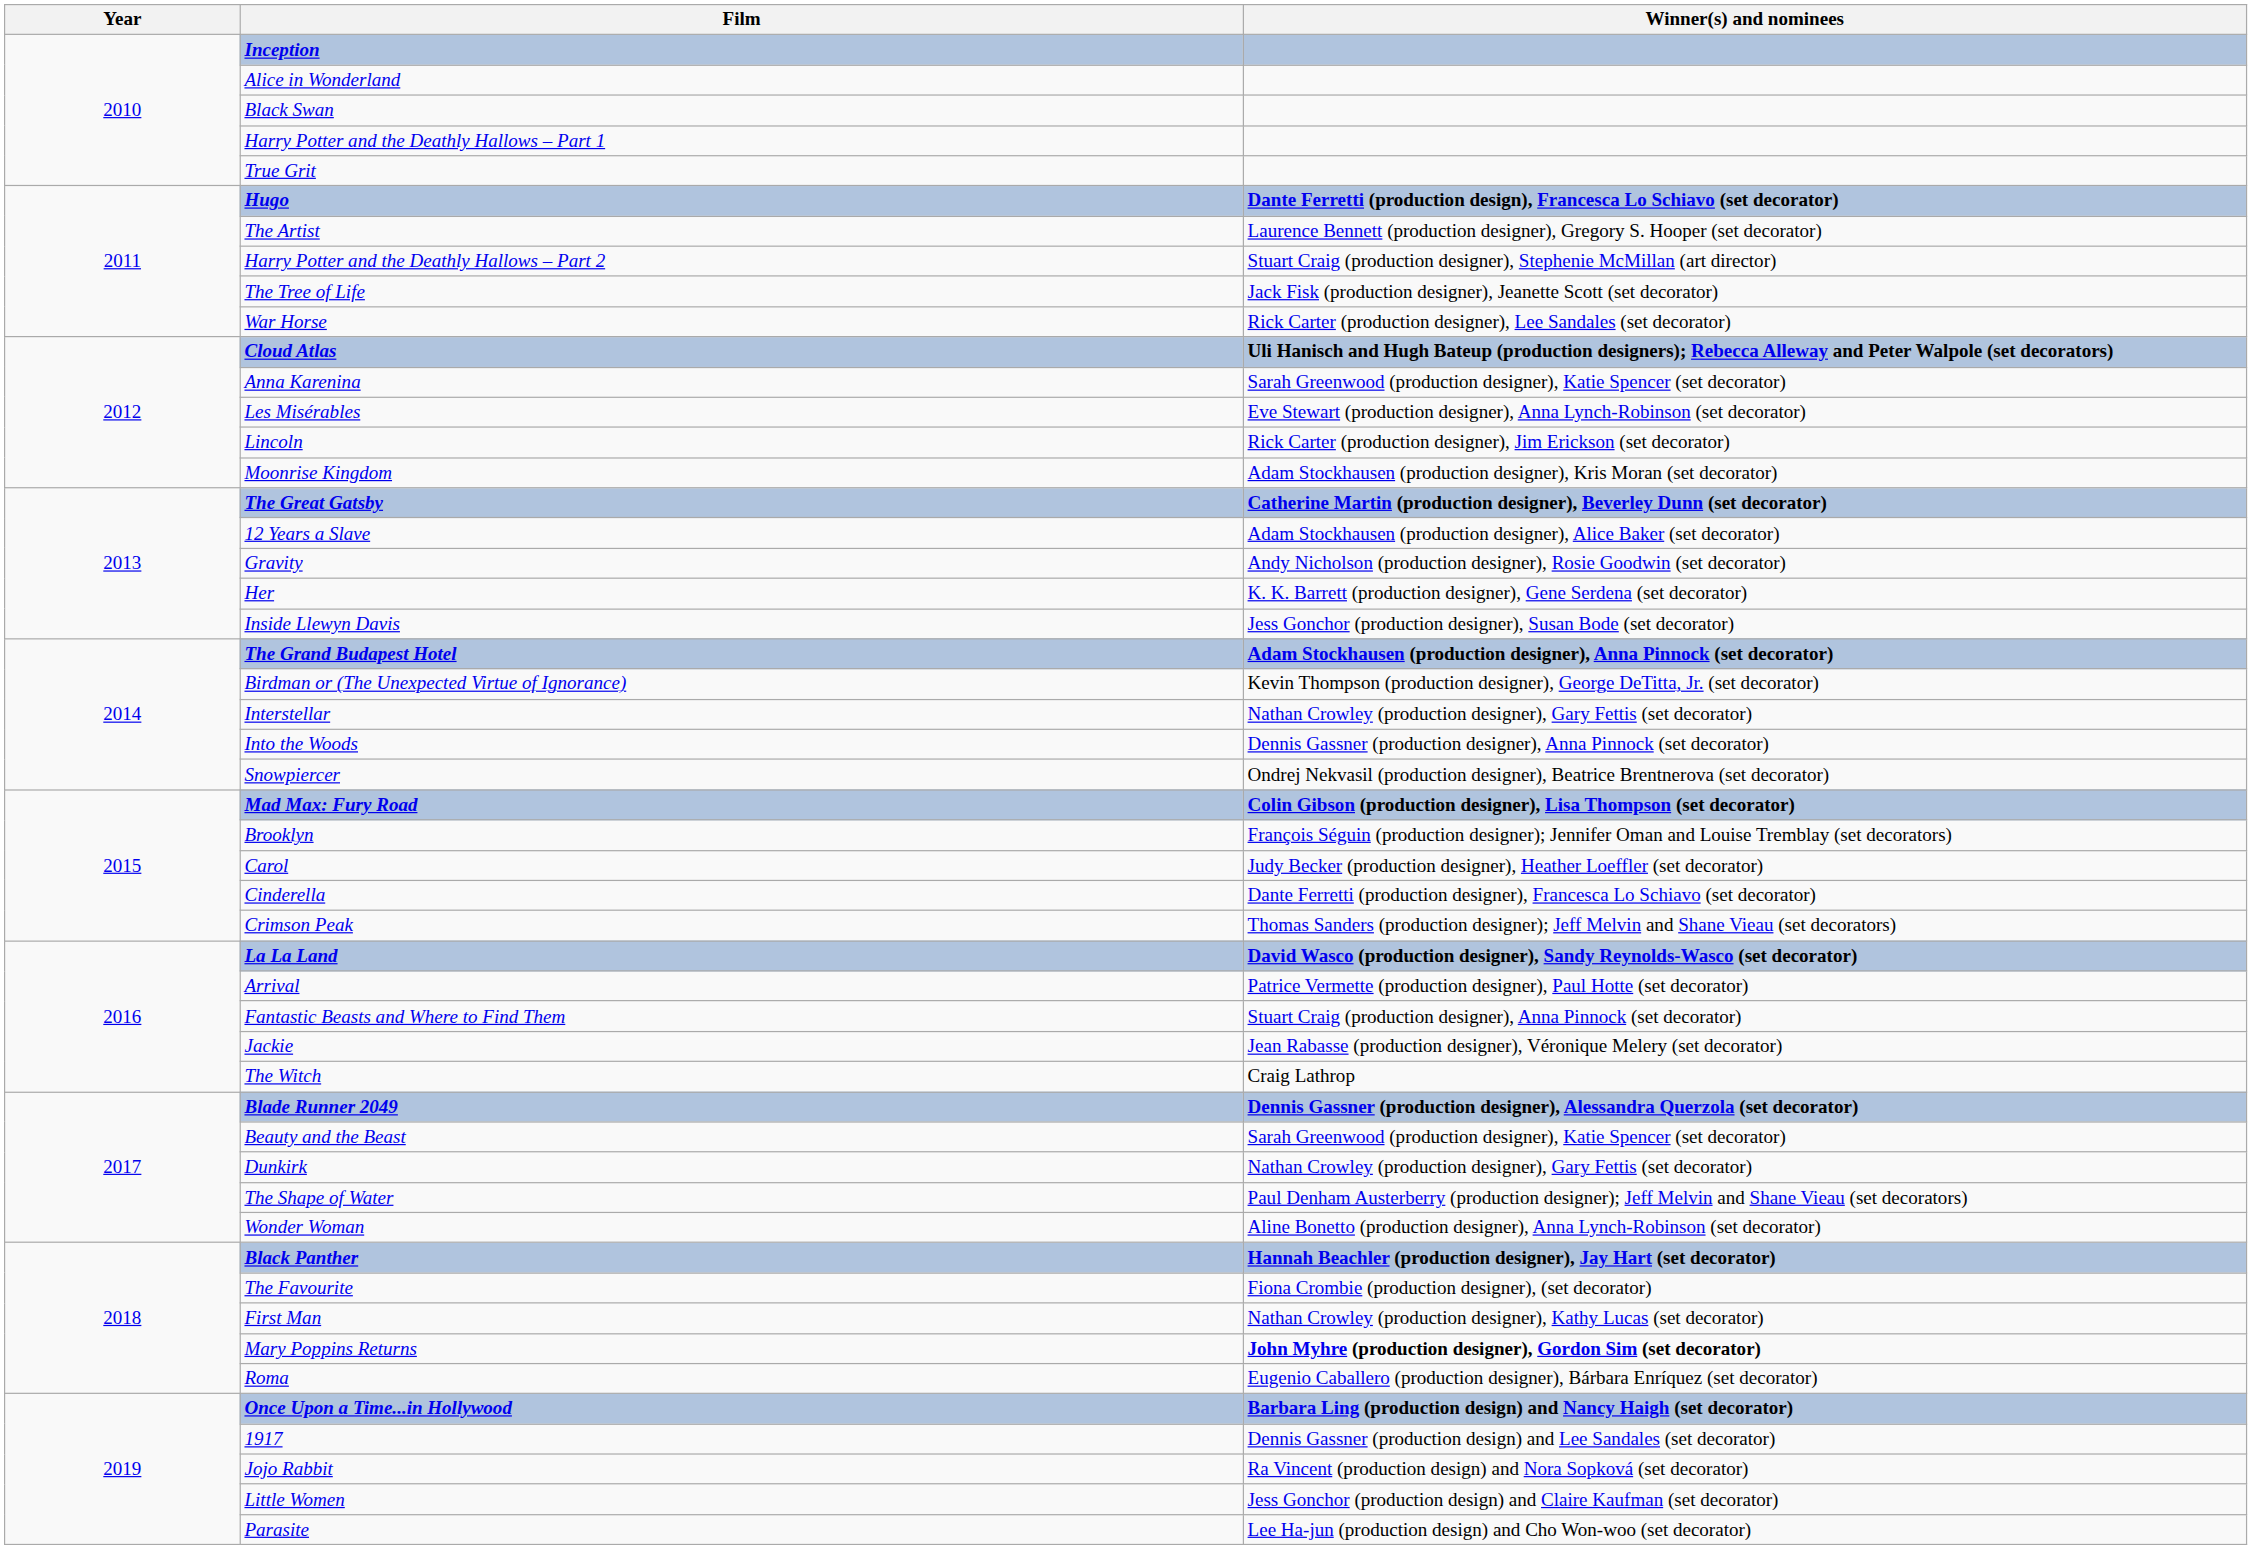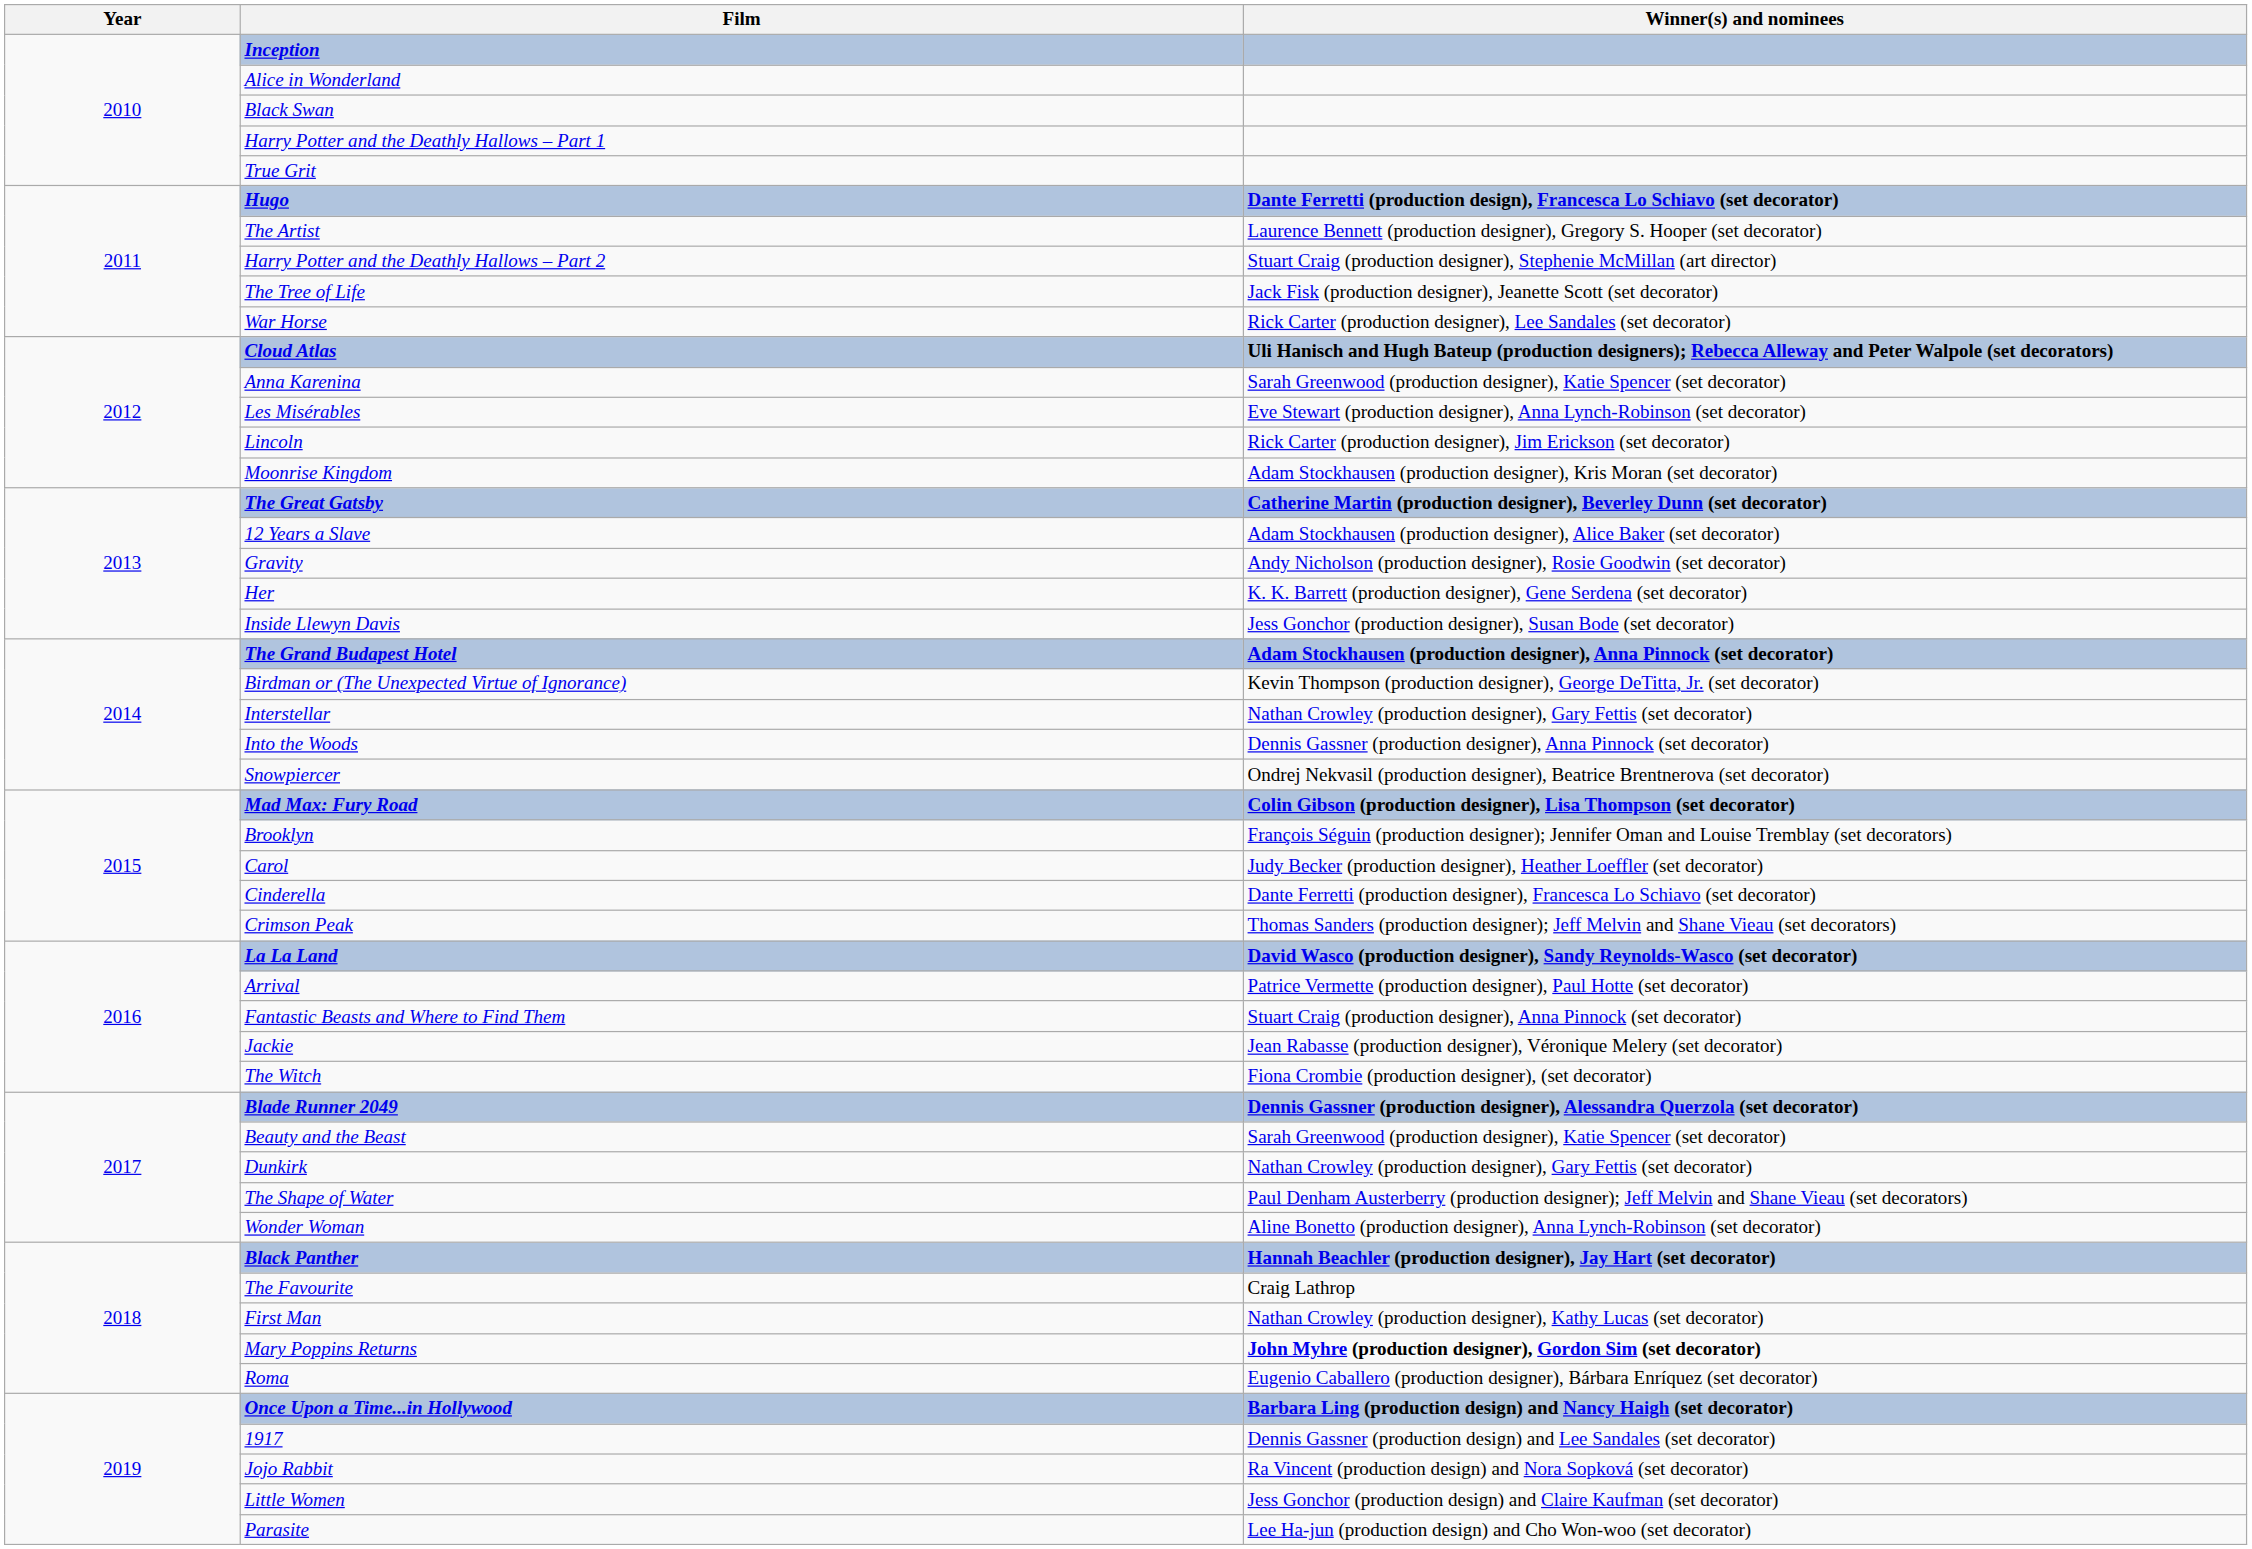(1301, 1076) Craig Lathrop -> (1450, 1076) Fiona Crombie (production designer), (set decorator)
(1450, 1287) Fiona Crombie (production designer), (set decorator) -> (1301, 1287) Craig Lathrop
